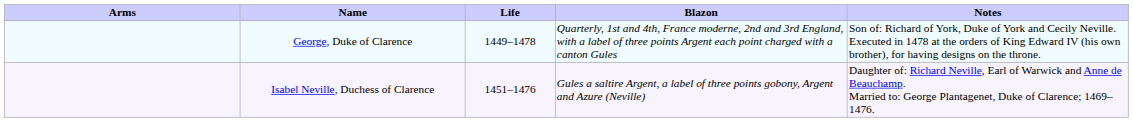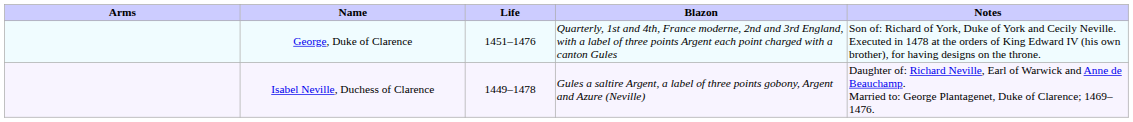(510, 41) 1449–1478 -> (510, 41) 1451–1476
(510, 90) 1451–1476 -> (510, 90) 1449–1478
